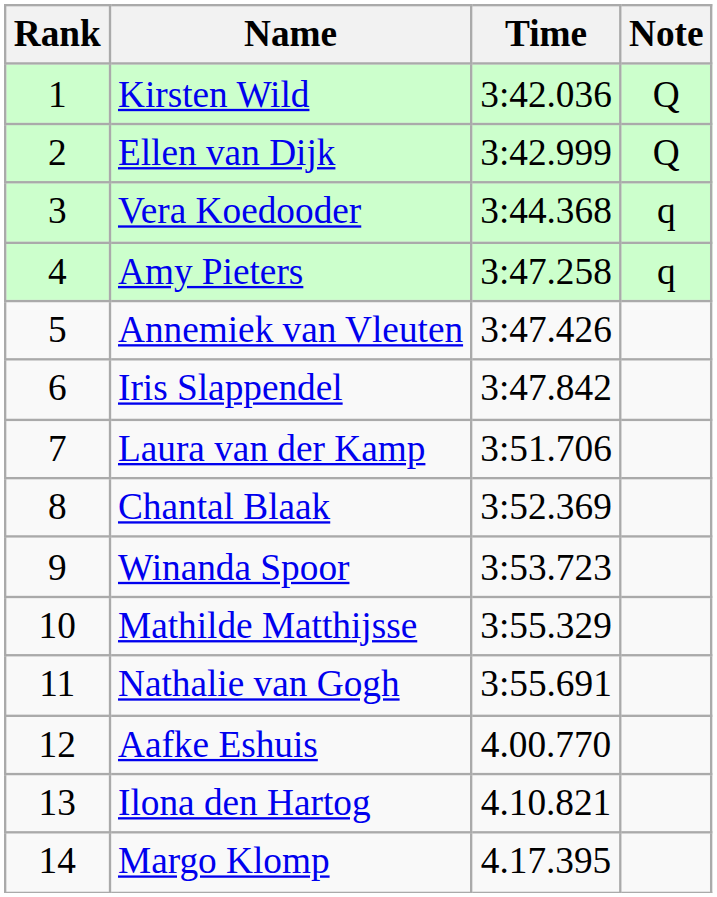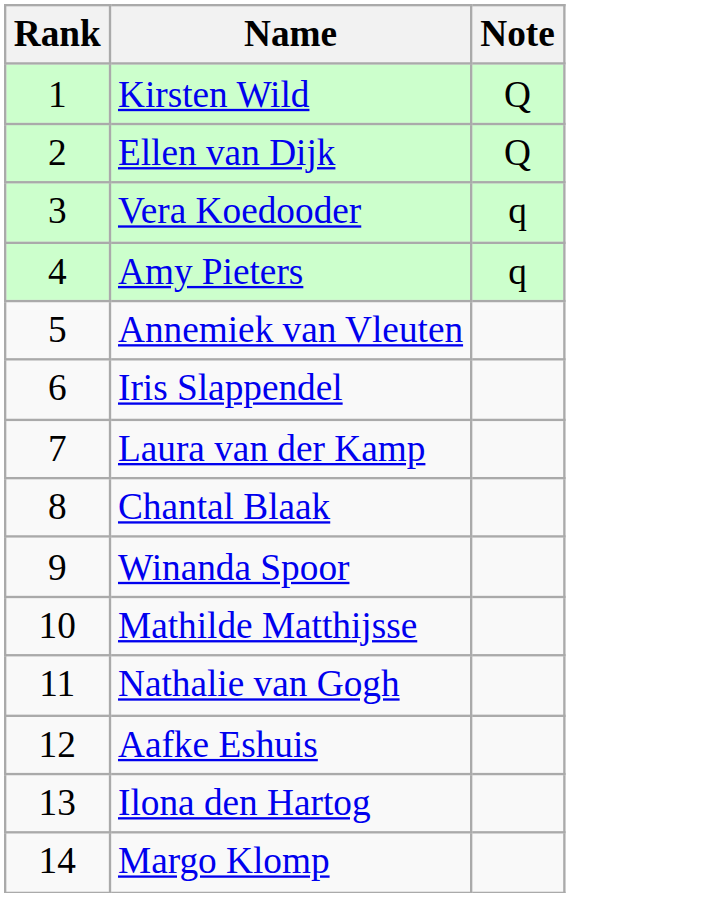- column: (546, 34)
